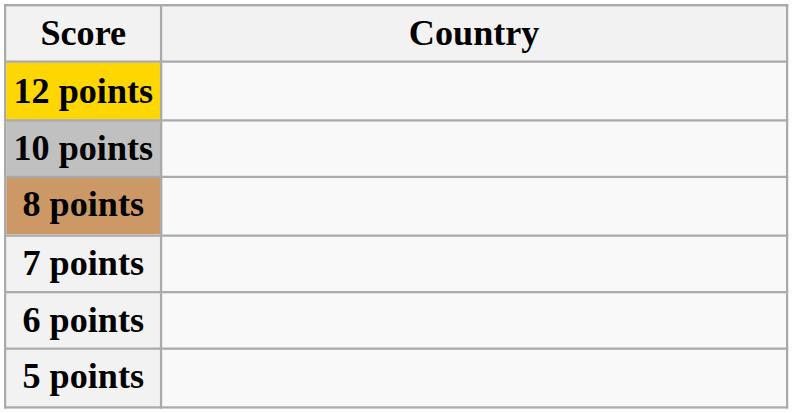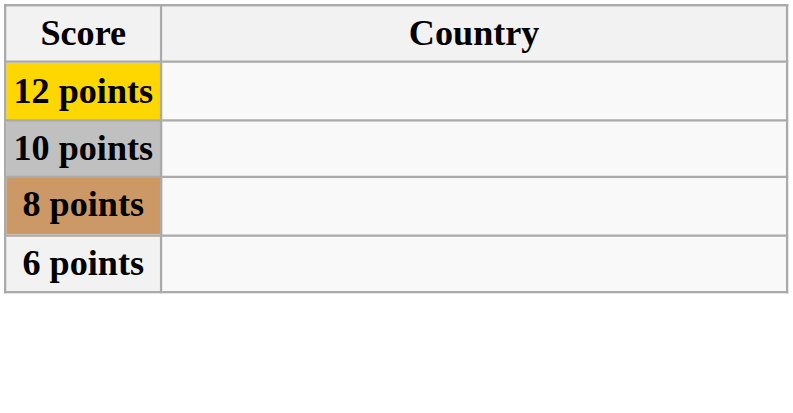- row: (83, 262)
- row: (83, 377)
